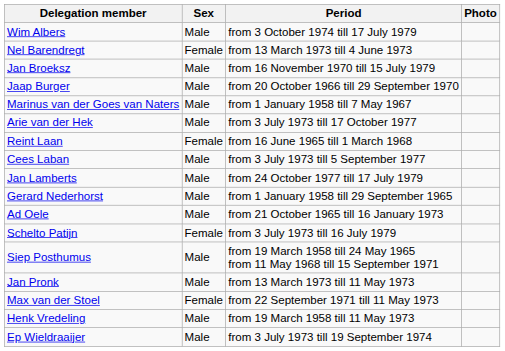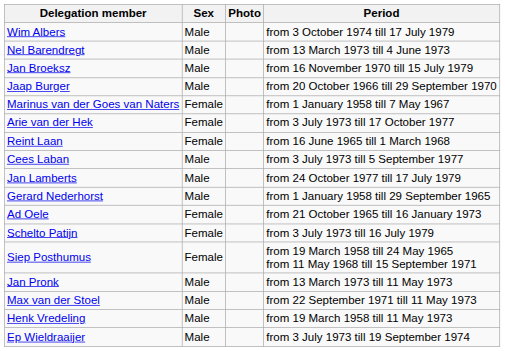columns swapped: (344, 13) <-> (480, 13)
(204, 50) Female -> (197, 50) Male
(197, 104) Male -> (204, 104) Female
(197, 123) Male -> (204, 123) Female
(197, 214) Male -> (204, 214) Female
(197, 257) Male -> (204, 257) Female
(204, 300) Female -> (197, 300) Male
